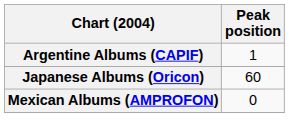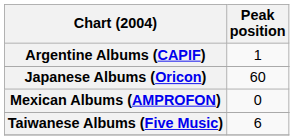+ row: (115, 123)
